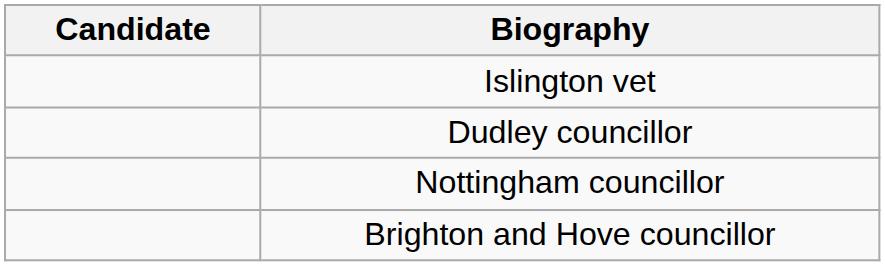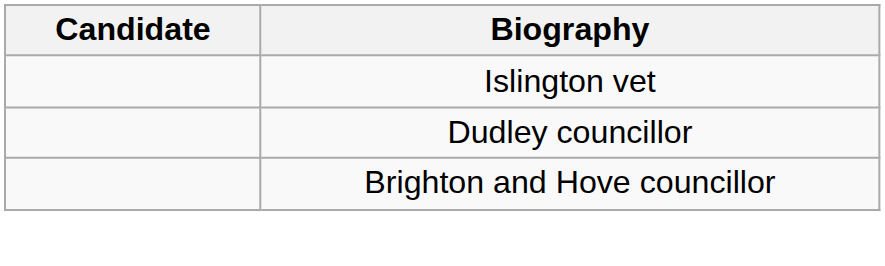- row: (570, 183)
